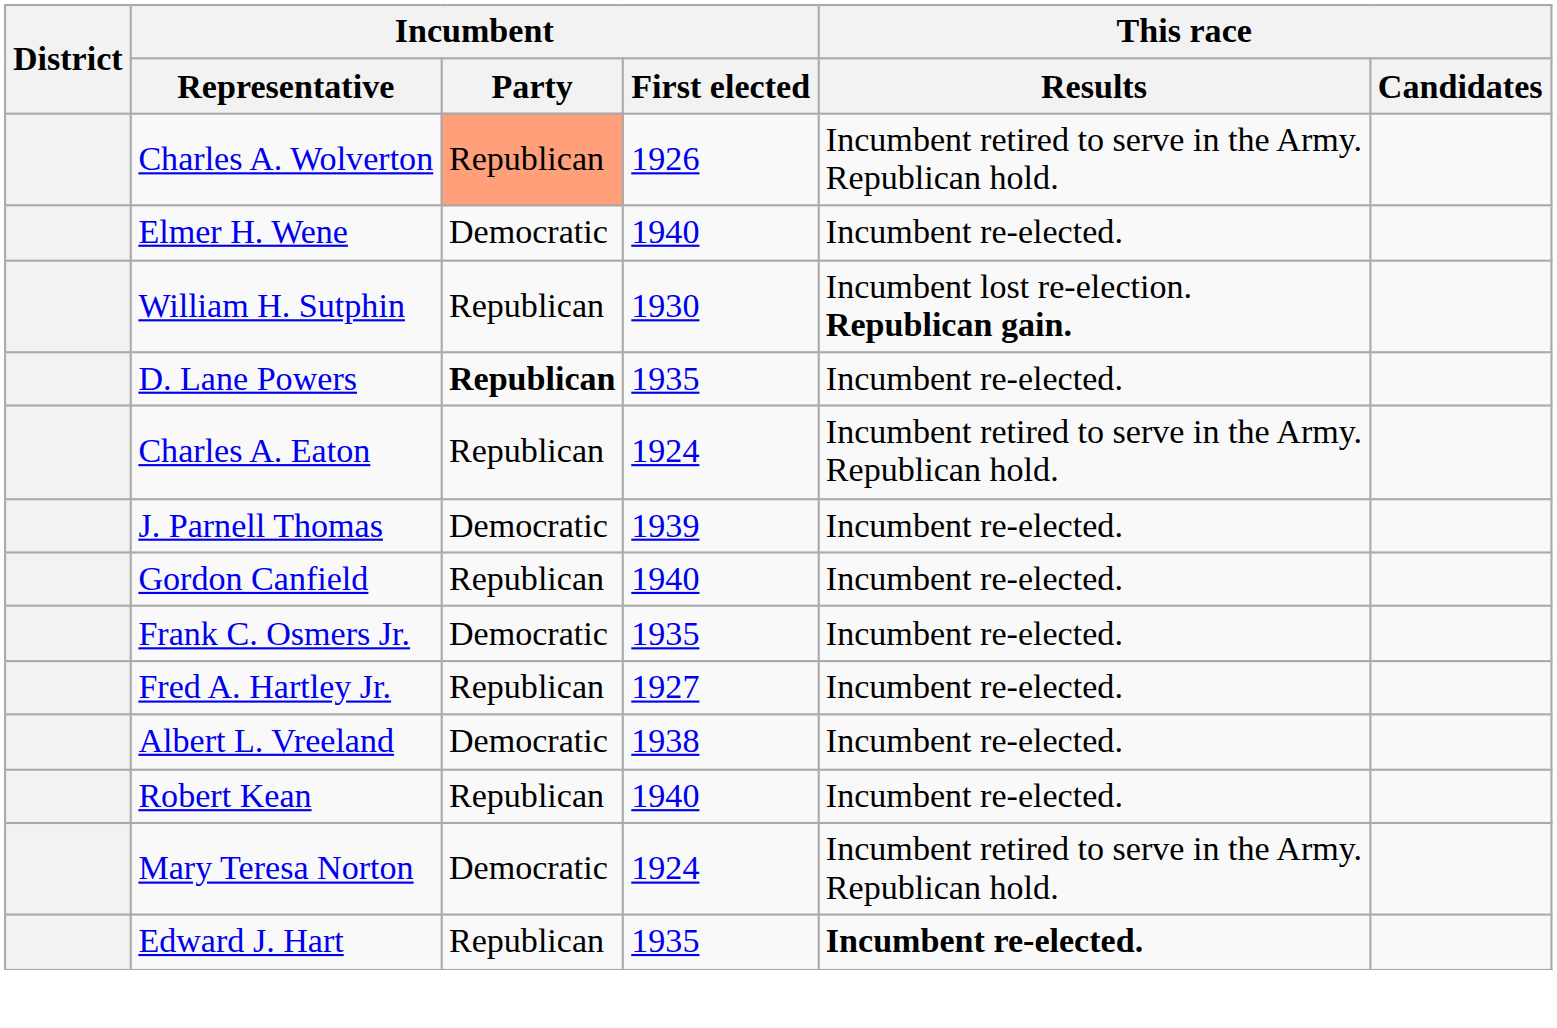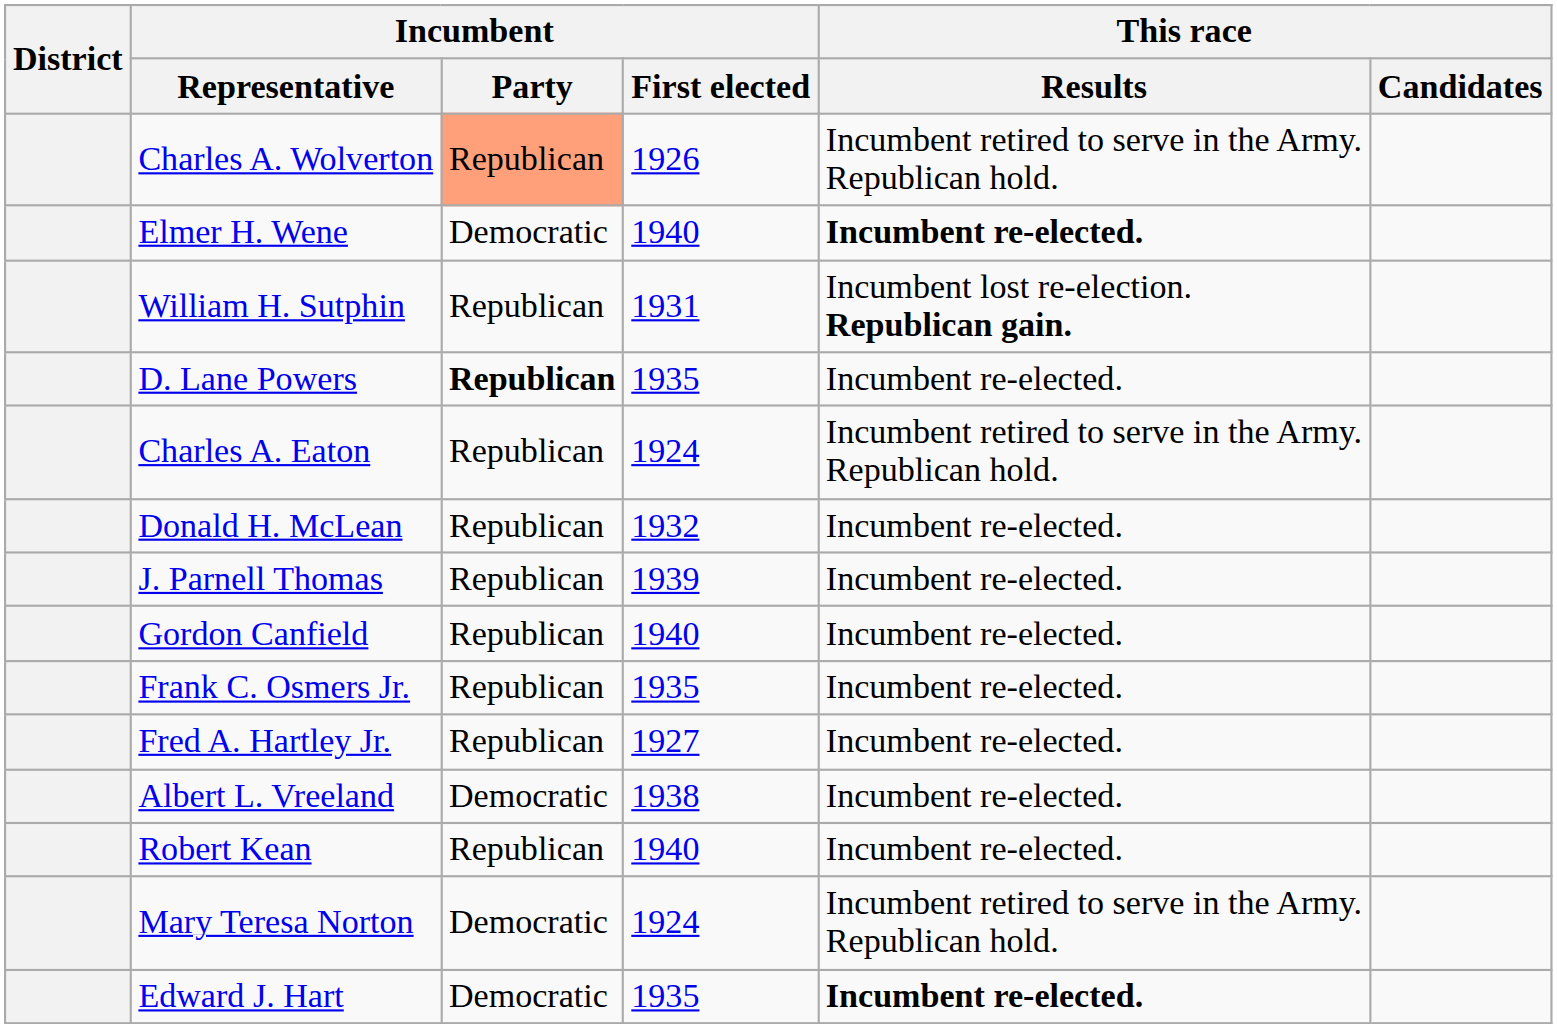(974, 232) normal -> (984, 232) bold
(665, 305) 1930 -> (665, 305) 1931
+ row: (270, 524)
(528, 524) Democratic -> (527, 578) Republican
(528, 632) Democratic -> (527, 687) Republican
(527, 941) Republican -> (528, 995) Democratic
